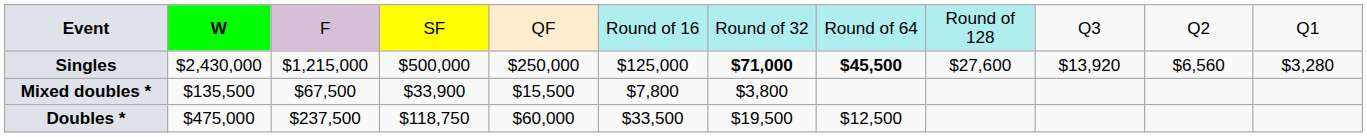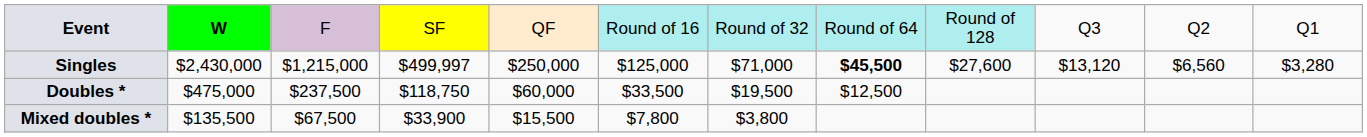(434, 65) $500,000 -> (434, 65) $499,997
(762, 65) bold -> (762, 65) normal
(1089, 65) $13,920 -> (1089, 65) $13,120
rows swapped: (86, 119) <-> (86, 92)
